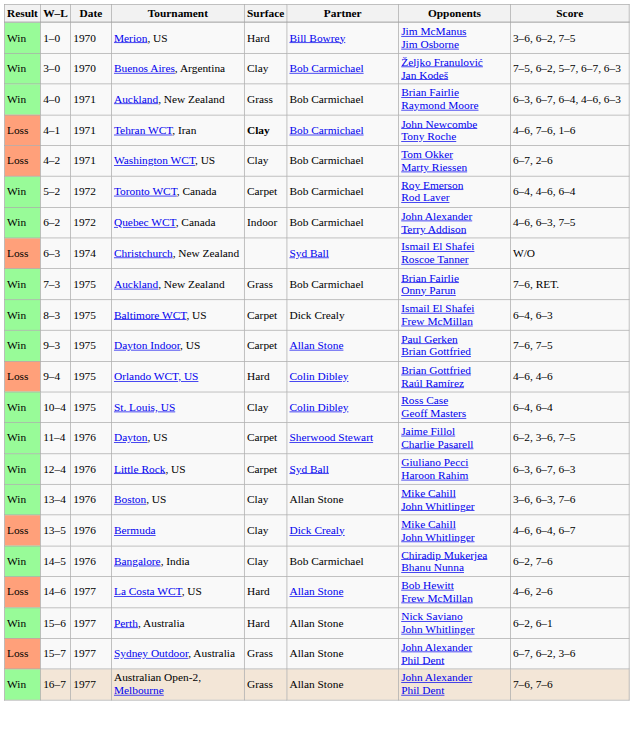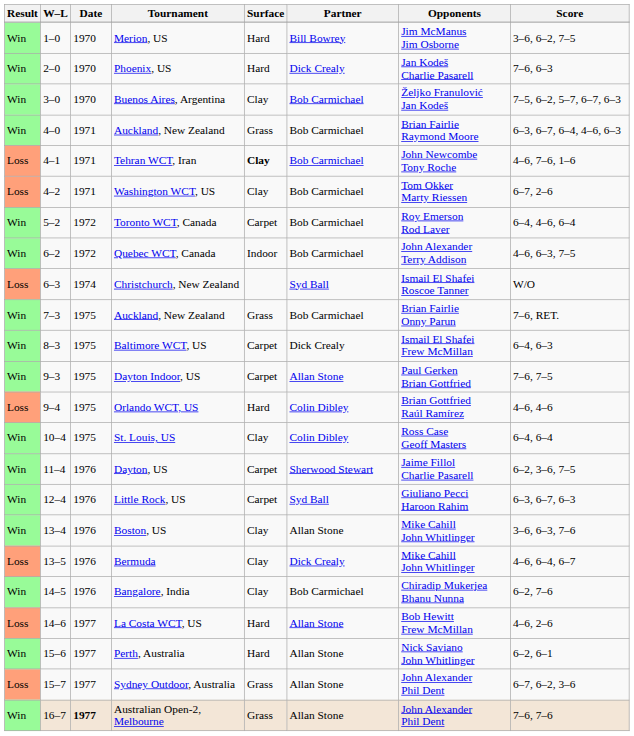+ row: (52, 68)
(85, 684) normal -> (85, 715) bold
